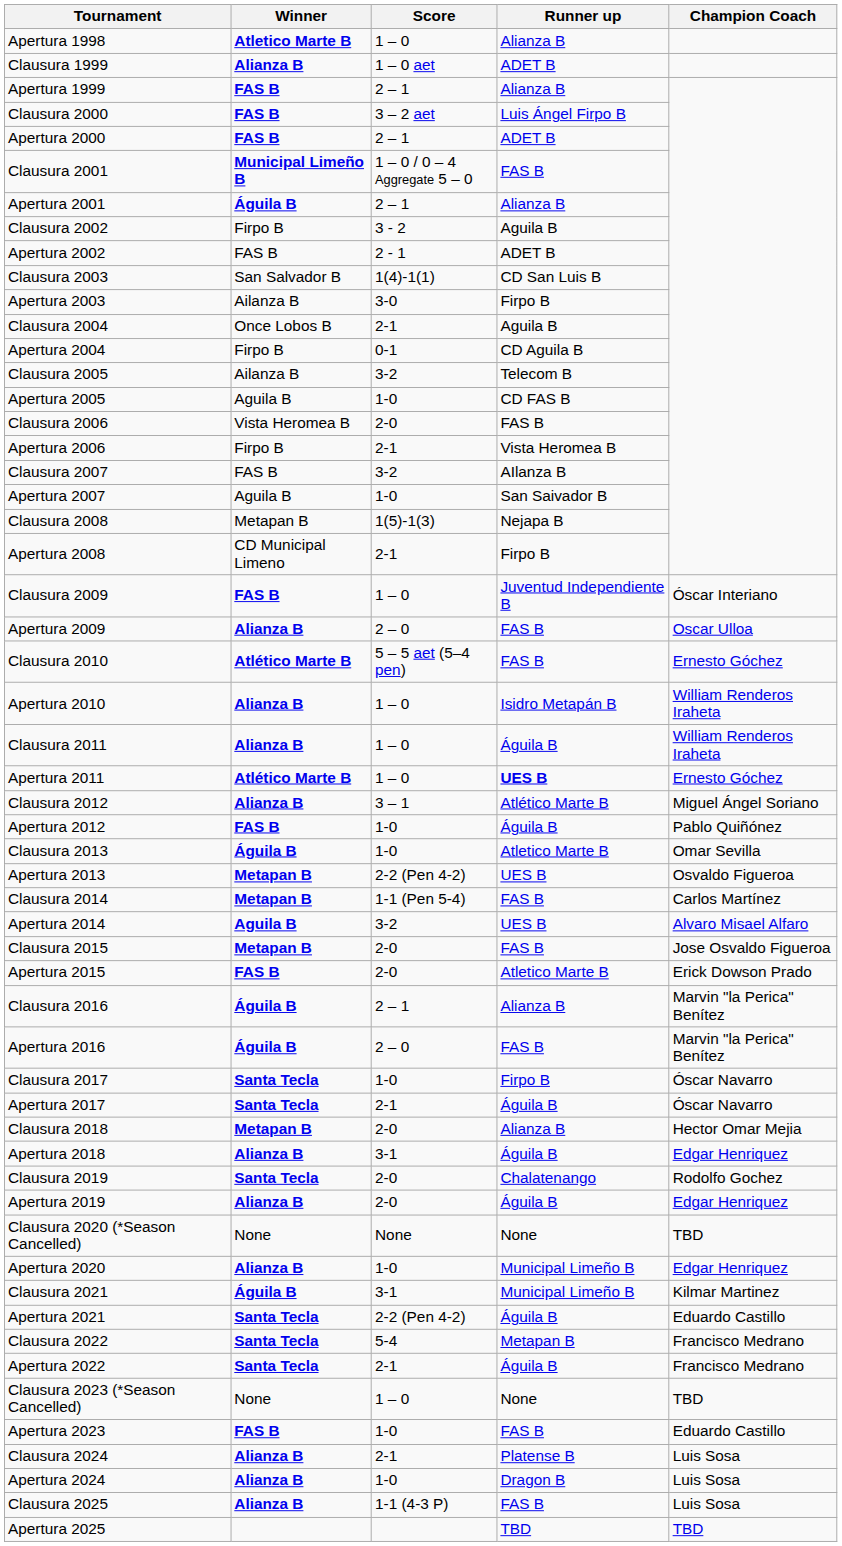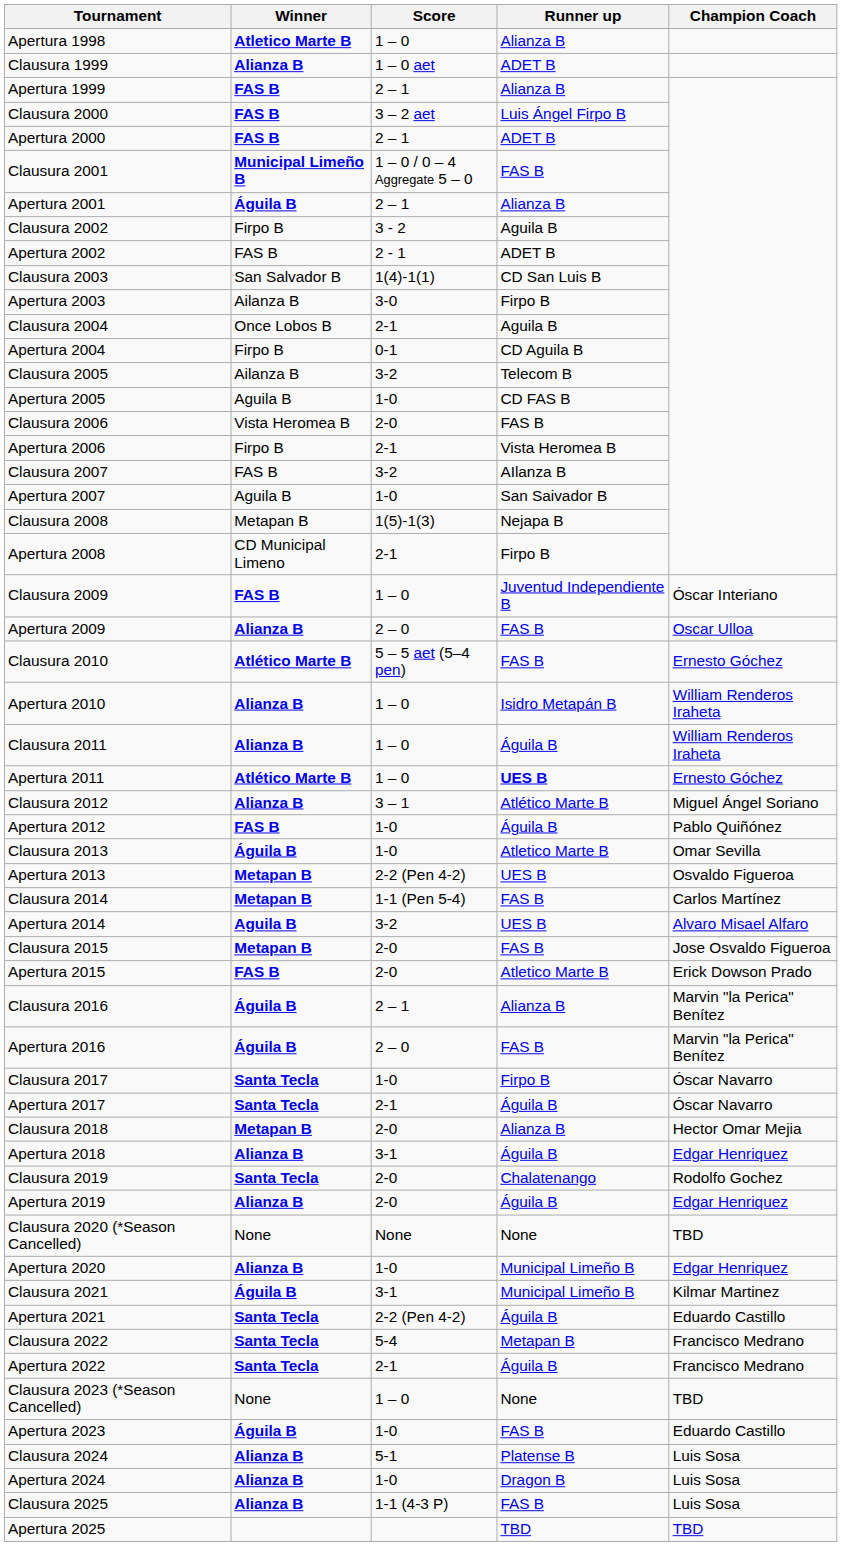(257, 1431) FAS B -> (265, 1431) Águila B
(386, 1456) 2-1 -> (386, 1456) 5-1
